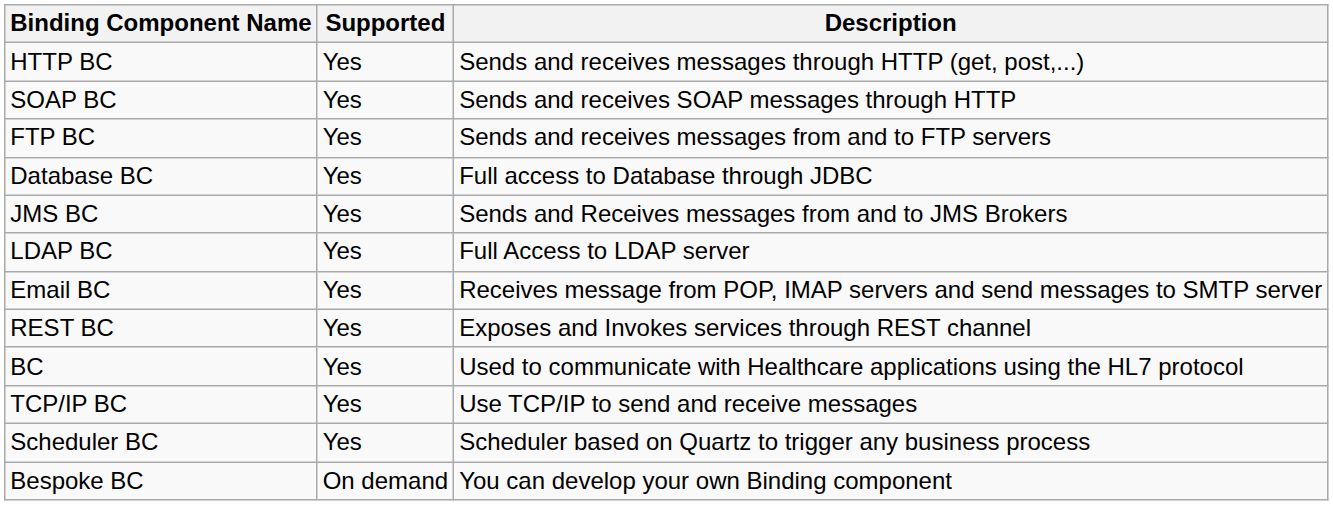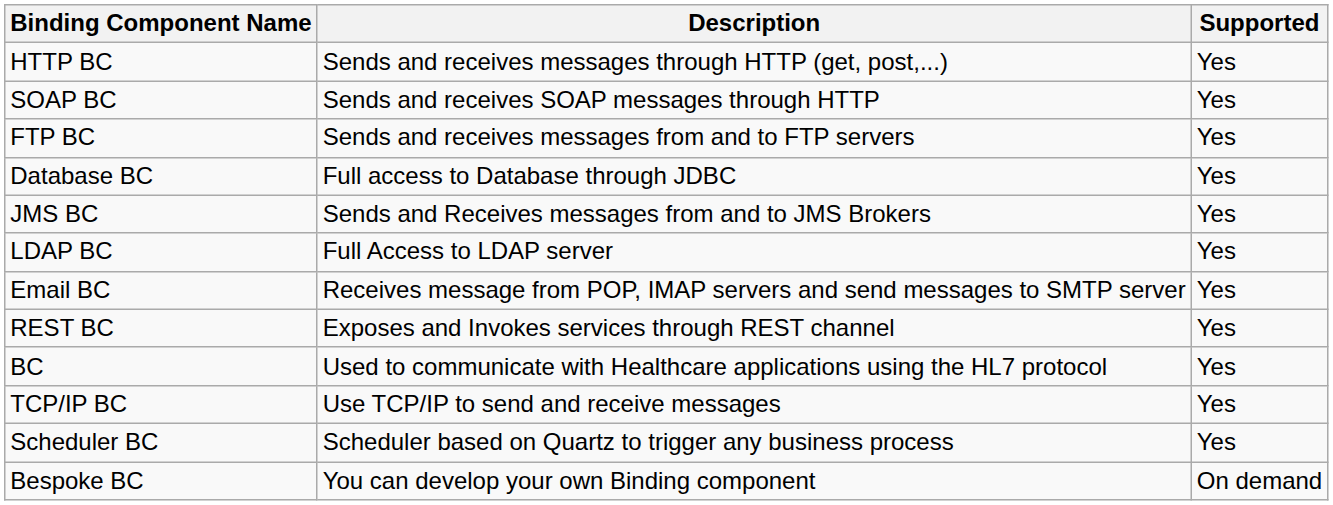columns swapped: (891, 23) <-> (385, 23)
